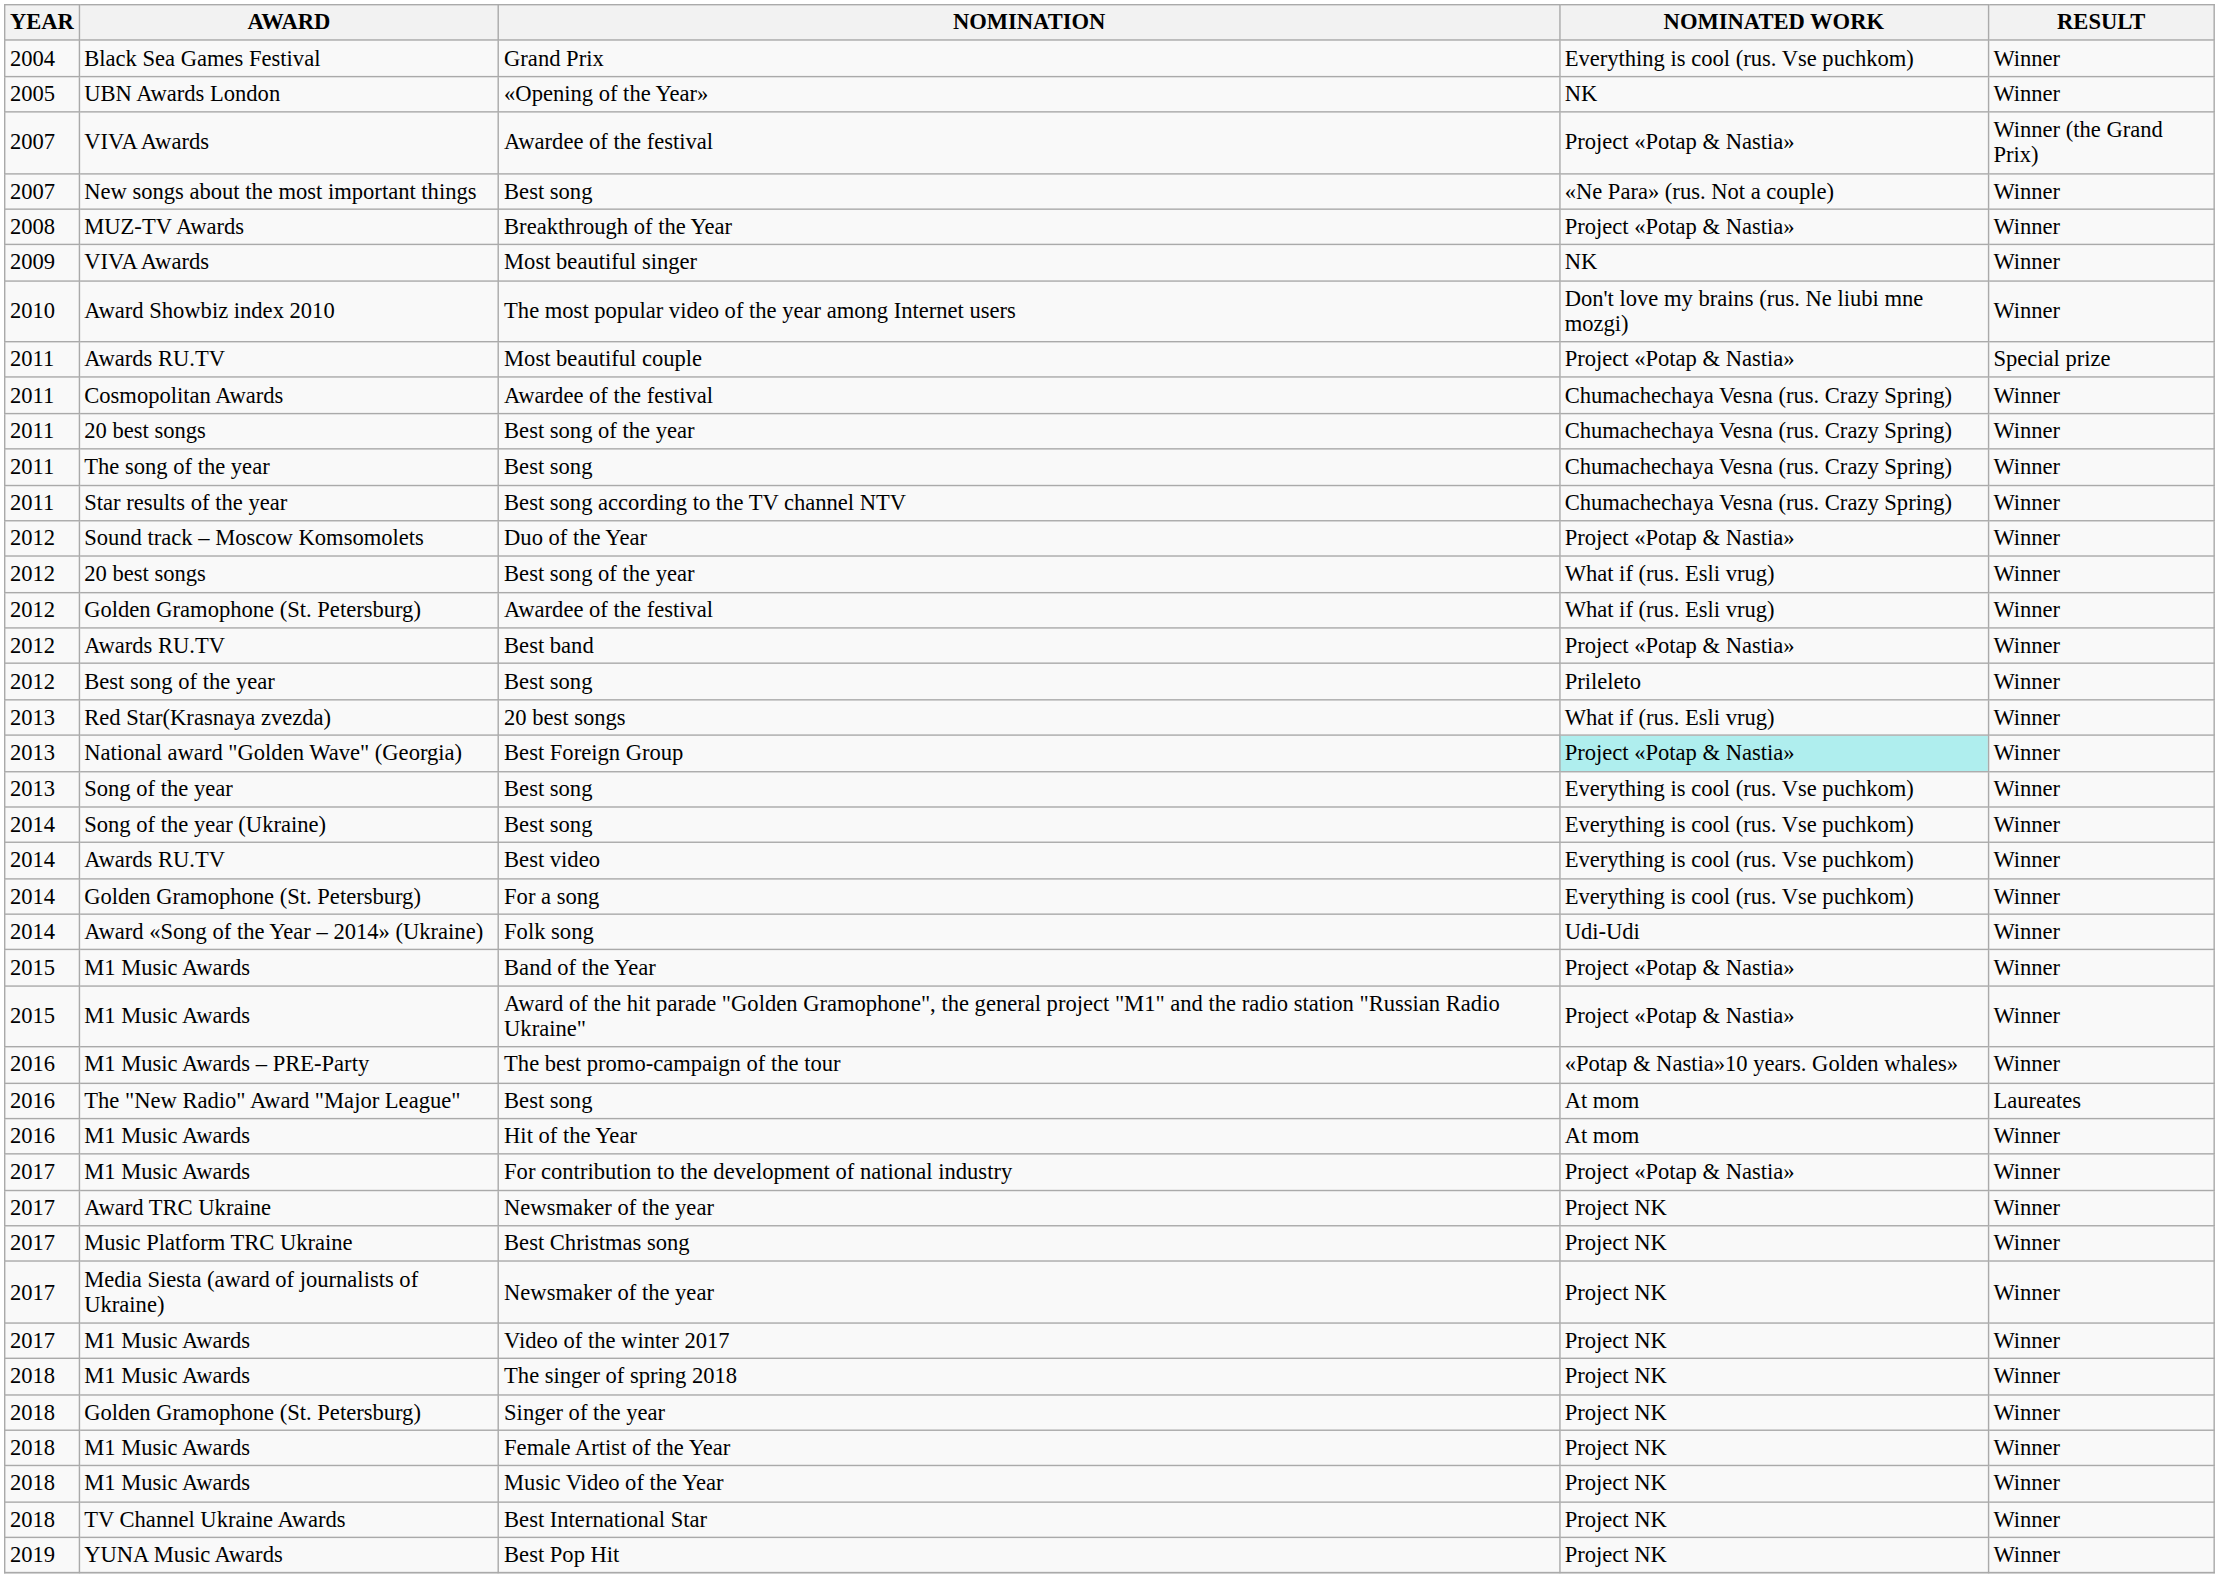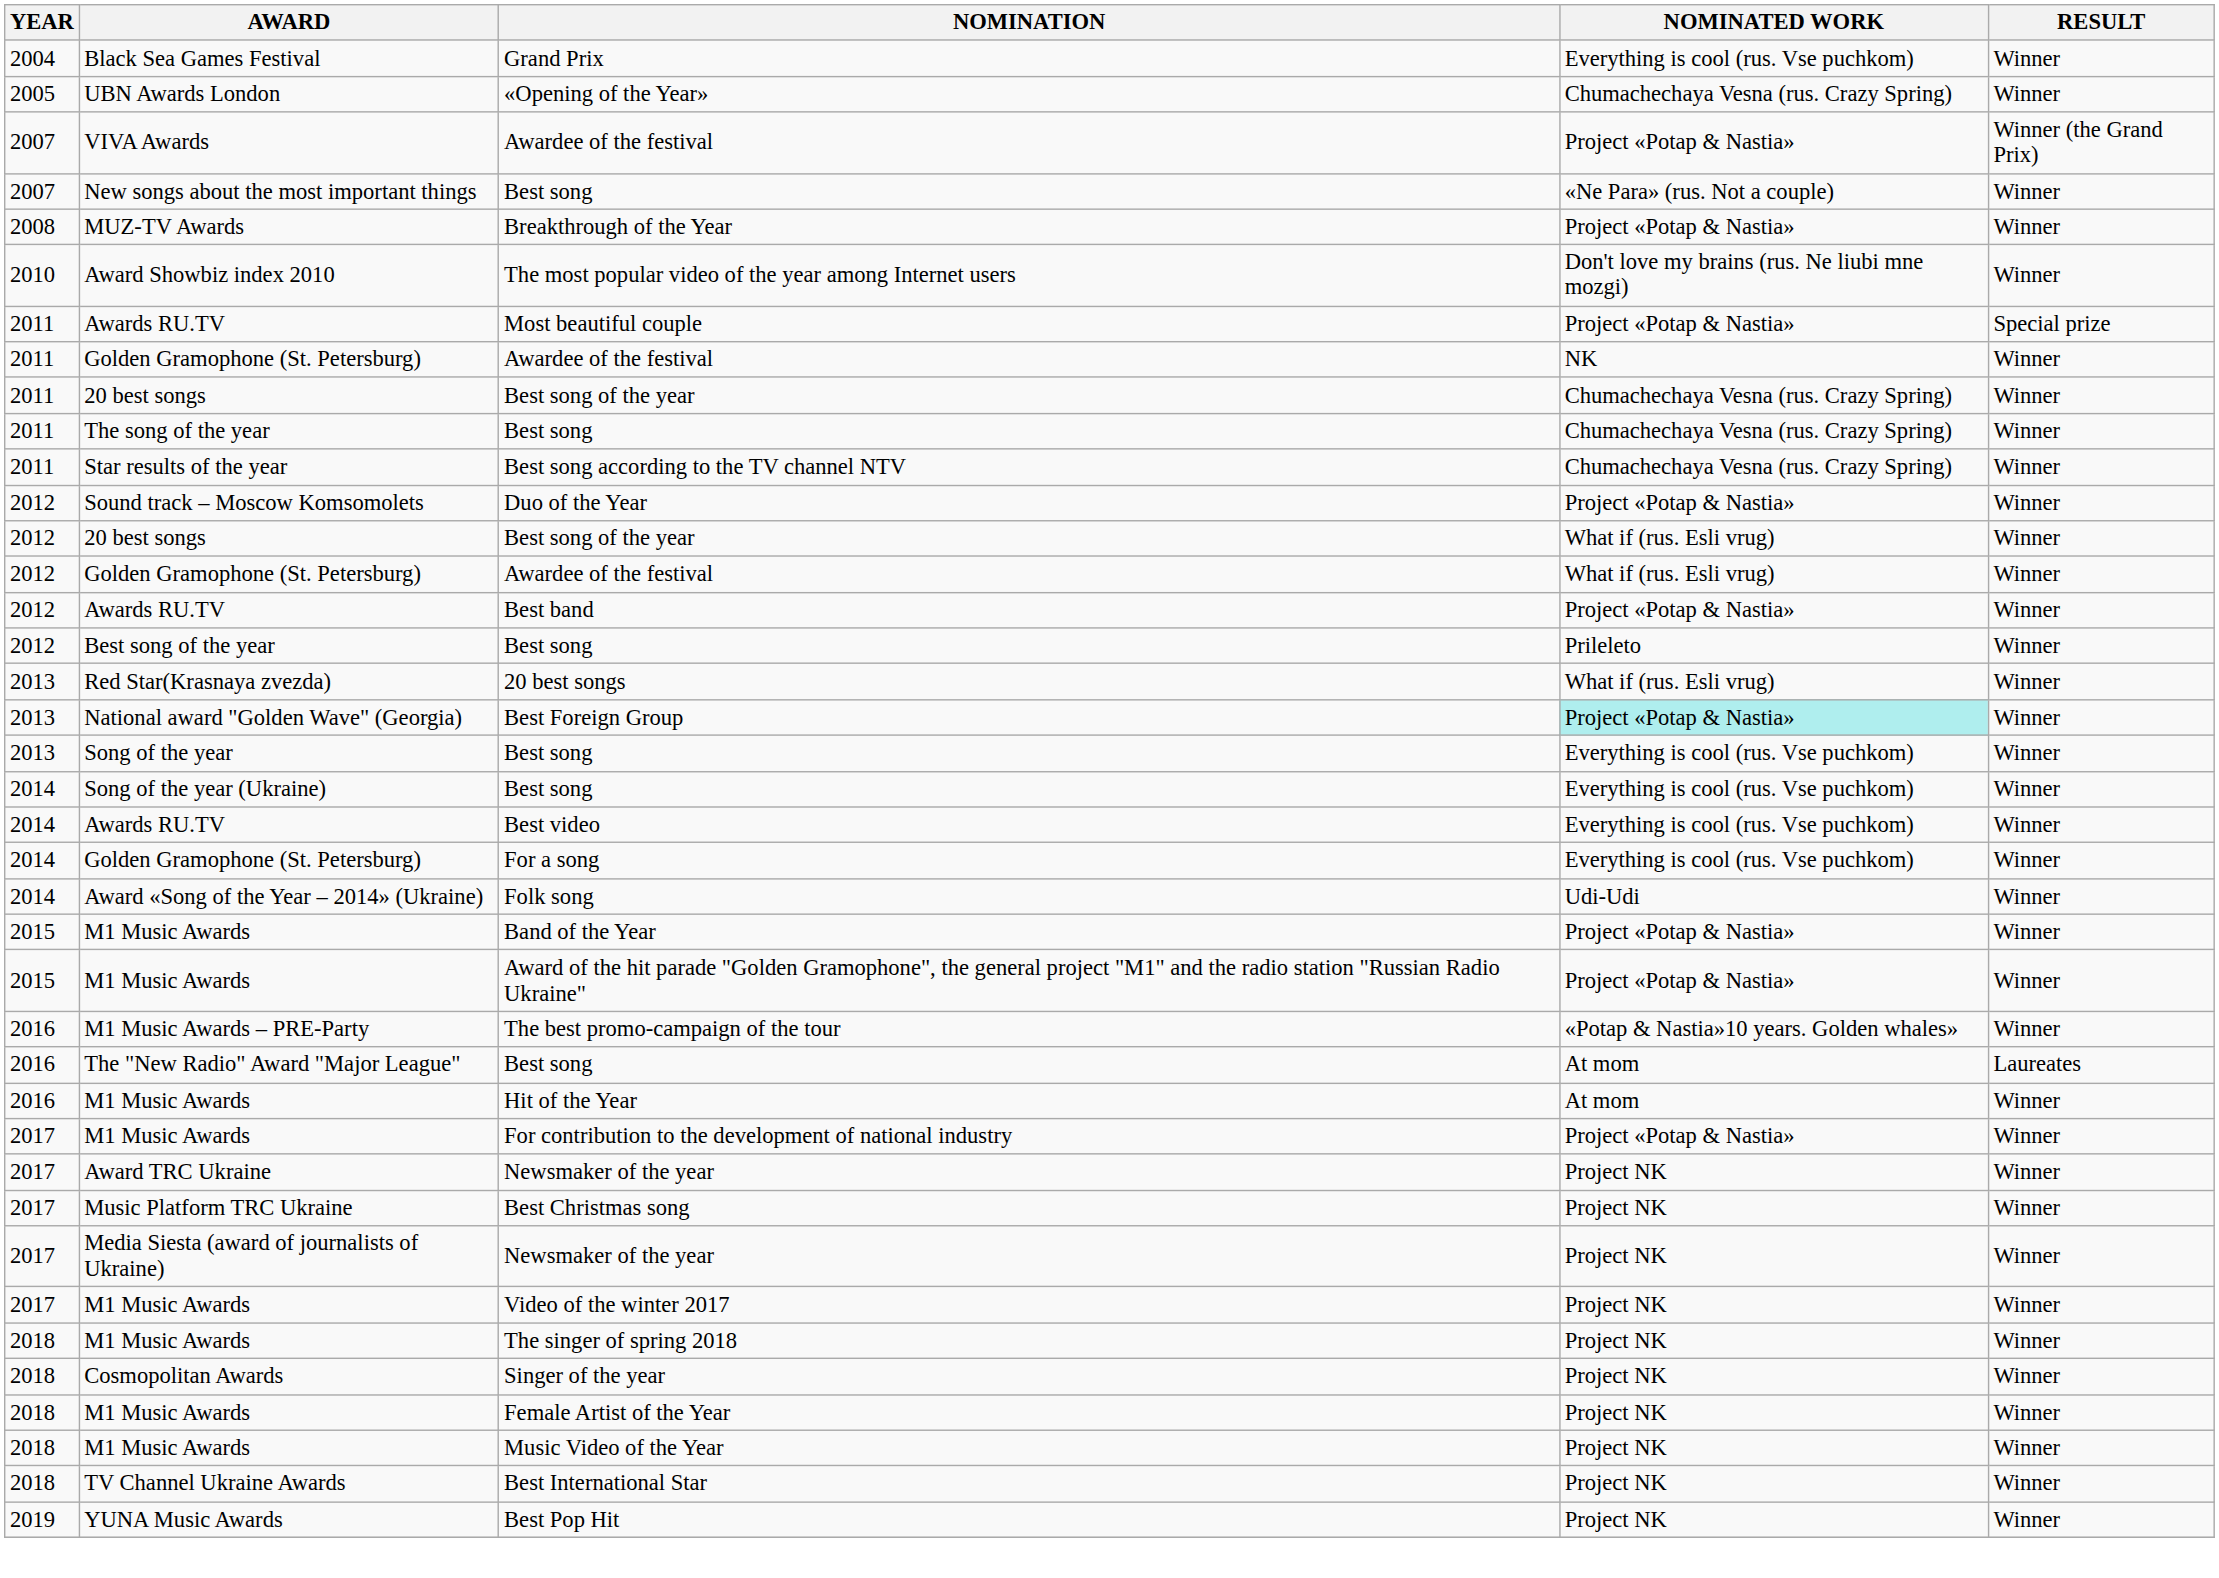(1581, 93) NK -> (1758, 93) Chumachechaya Vesna (rus. Crazy Spring)
- row: (32, 262)
(184, 395) Cosmopolitan Awards -> (253, 359) Golden Gramophone (St. Petersburg)
(1758, 395) Chumachechaya Vesna (rus. Crazy Spring) -> (1581, 359) NK
(253, 1411) Golden Gramophone (St. Petersburg) -> (184, 1376) Cosmopolitan Awards
